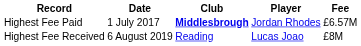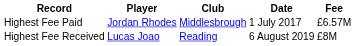columns swapped: (286, 8) <-> (140, 8)
(212, 22) bold -> (213, 22) normal
